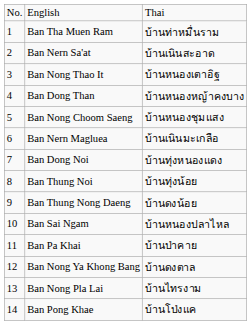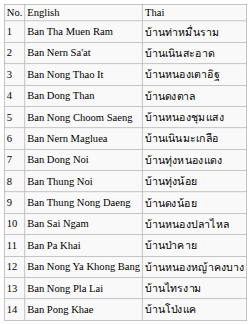(194, 96) บ้านหนองหญ้าคงบาง -> (170, 96) บ้านดงตาล
(170, 267) บ้านดงตาล -> (194, 267) บ้านหนองหญ้าคงบาง
